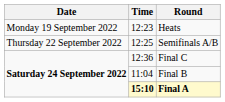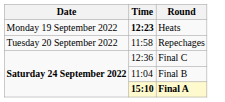(142, 27) normal -> (142, 27) bold
+ row: (182, 43)
- row: (188, 43)
